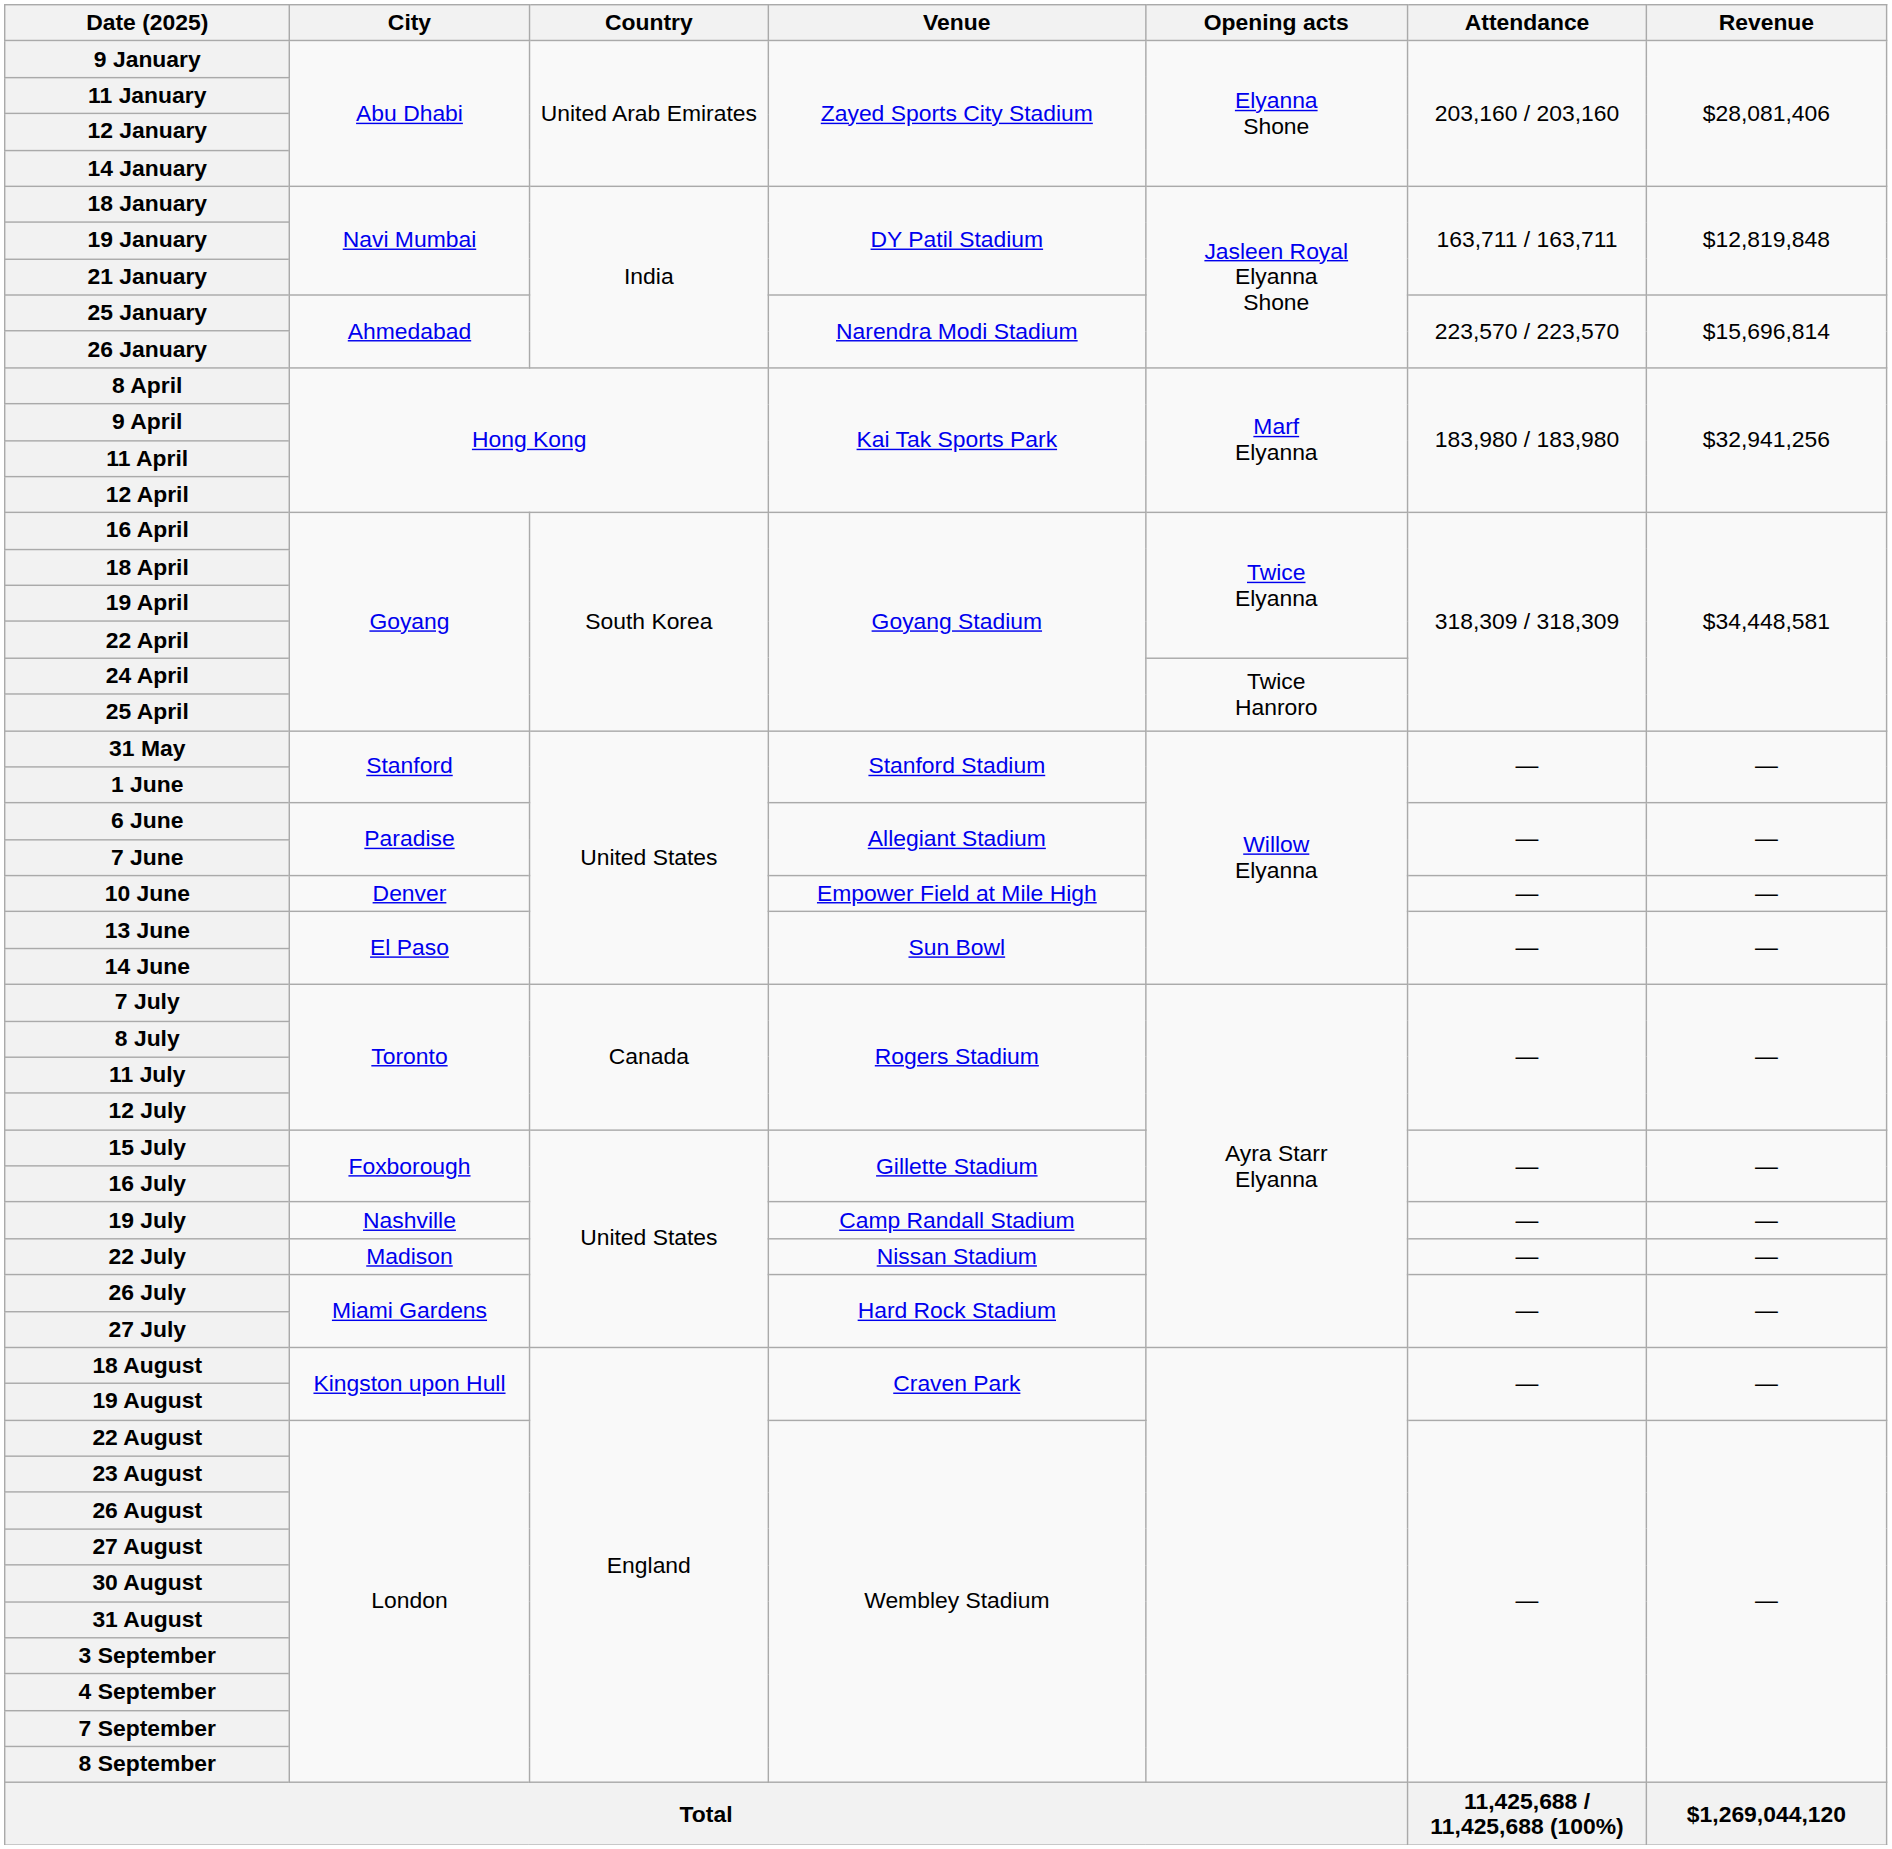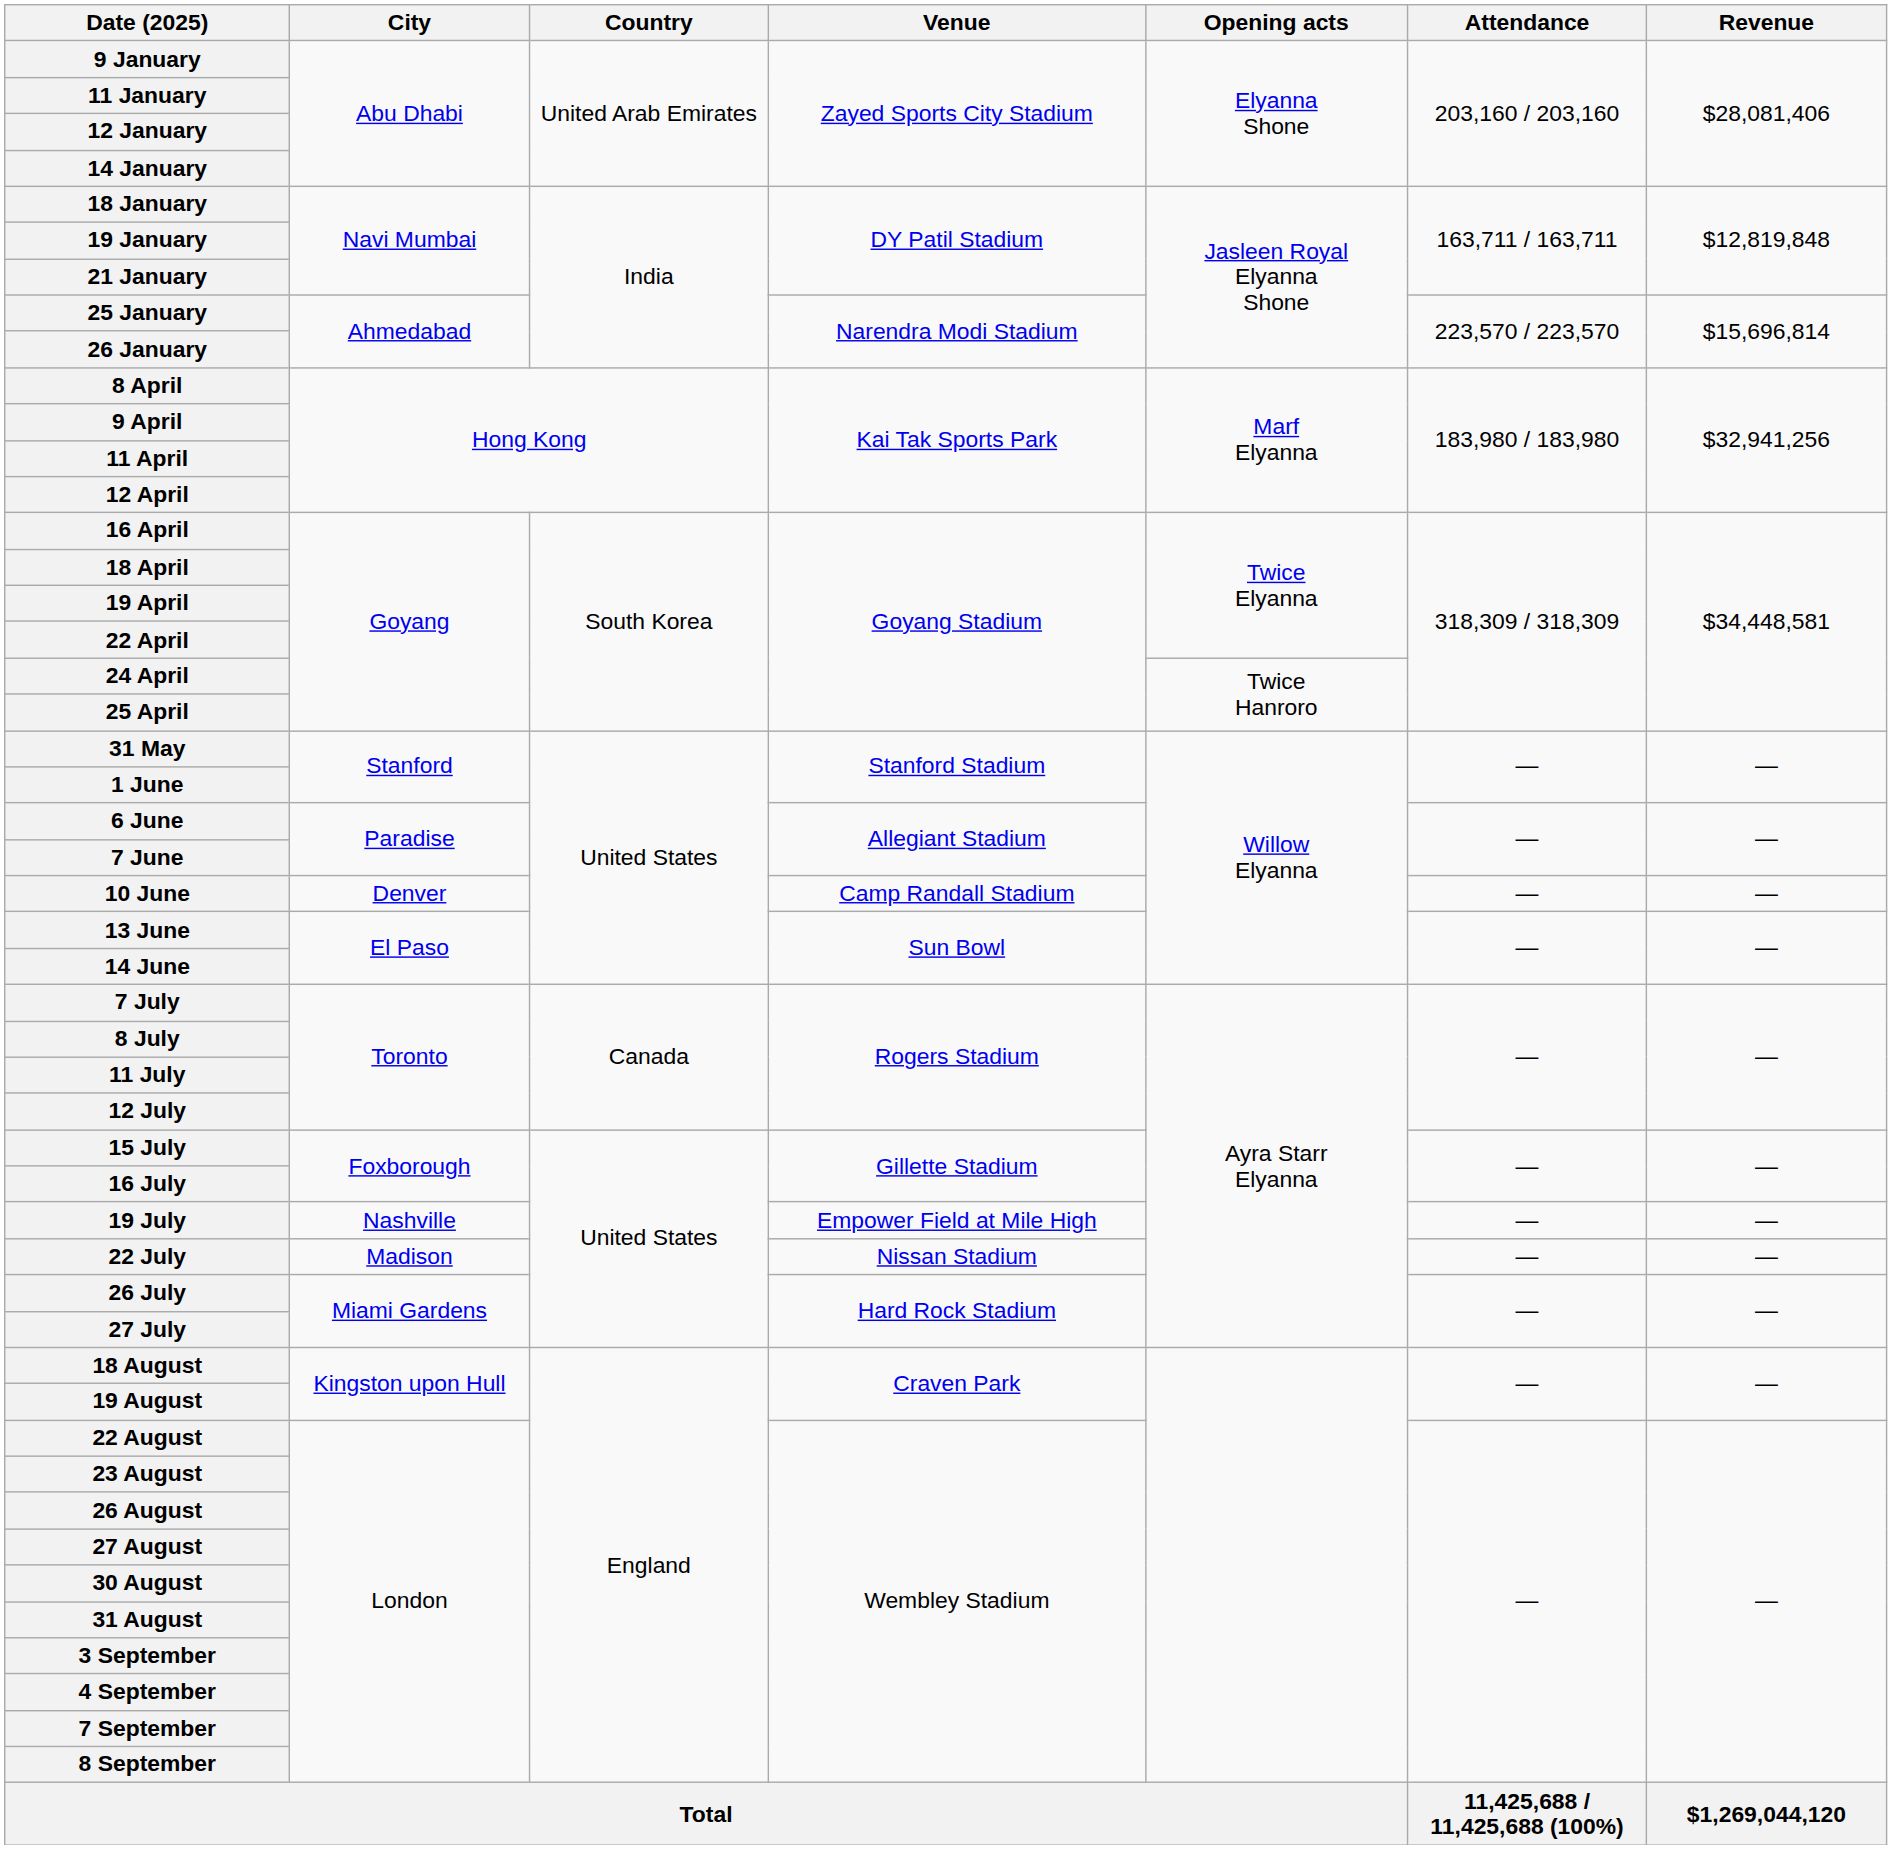(957, 893) Empower Field at Mile High -> (957, 893) Camp Randall Stadium
(957, 1220) Camp Randall Stadium -> (957, 1220) Empower Field at Mile High
